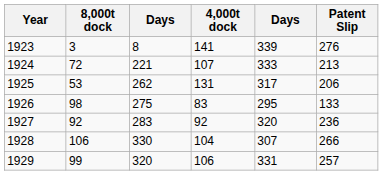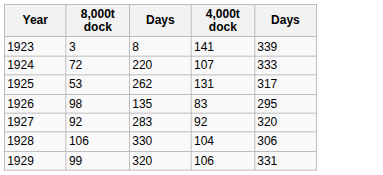- column: (347, 20)
(142, 65) 221 -> (142, 65) 220
(142, 103) 275 -> (142, 103) 135
(267, 141) 307 -> (267, 141) 306
